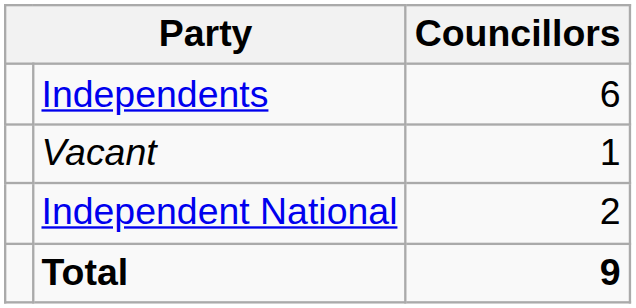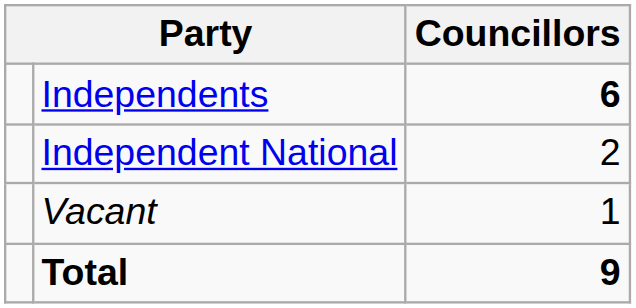(610, 93) normal -> (610, 93) bold
rows swapped: (219, 212) <-> (99, 152)
